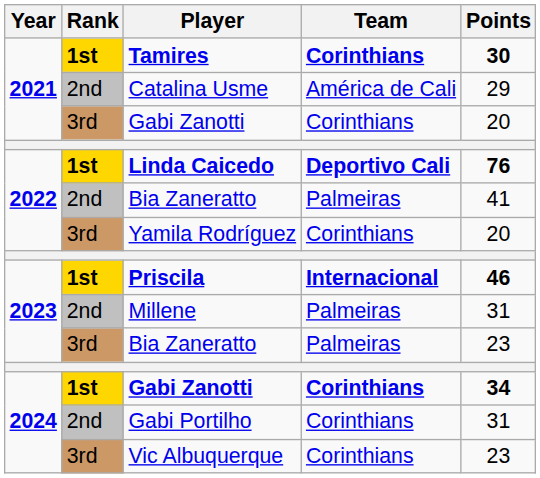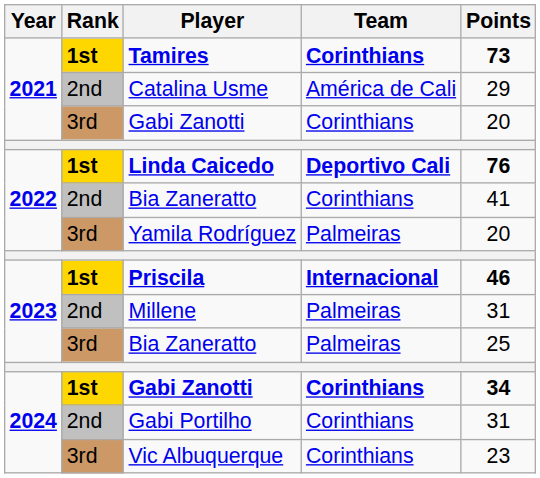(498, 55) 30 -> (498, 55) 73
(353, 199) Palmeiras -> (360, 199) Corinthians
(360, 233) Corinthians -> (353, 233) Palmeiras
(498, 344) 23 -> (498, 344) 25
